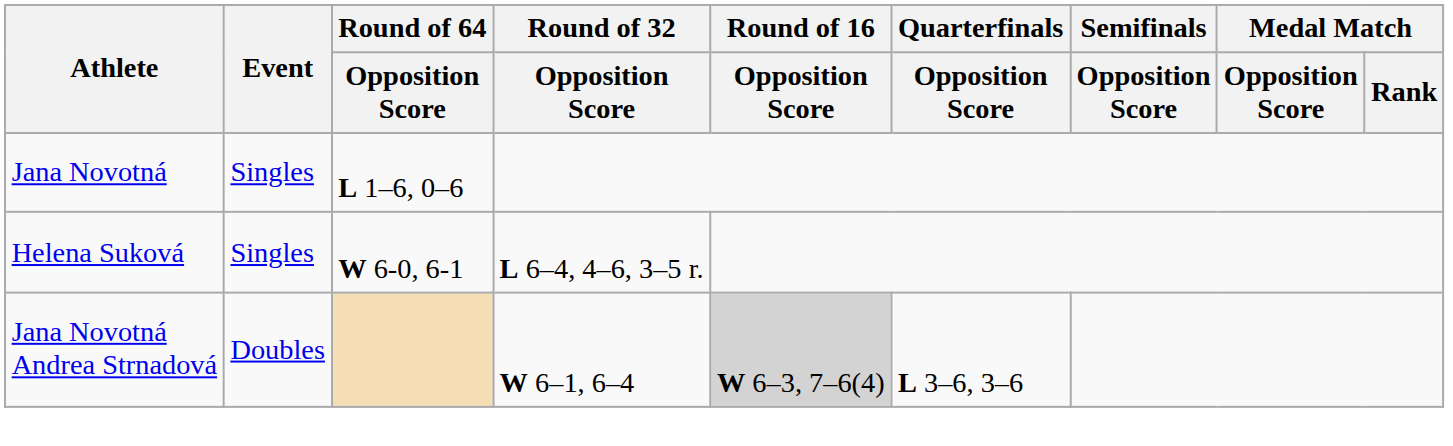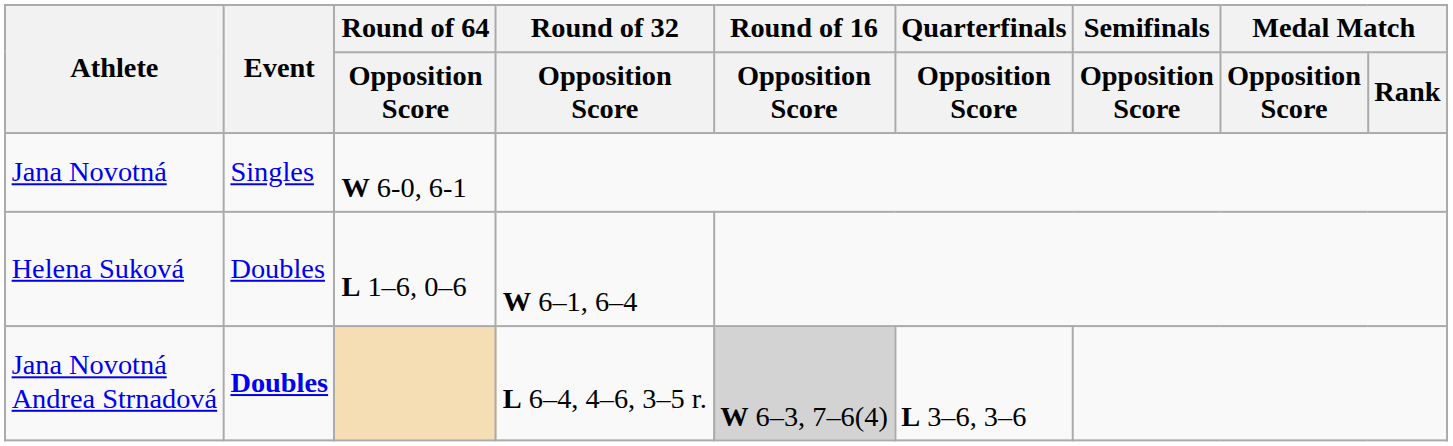(401, 188) L 1–6, 0–6 -> (404, 188) W 6-0, 6-1
(272, 252) Singles -> (278, 269) Doubles
(401, 269) W 6-0, 6-1 -> (404, 285) L 1–6, 0–6
(602, 269) L 6–4, 4–6, 3–5 r. -> (570, 302) W 6–1, 6–4
(278, 349) normal -> (279, 382) bold
(567, 382) W 6–1, 6–4 -> (605, 399) L 6–4, 4–6, 3–5 r.
